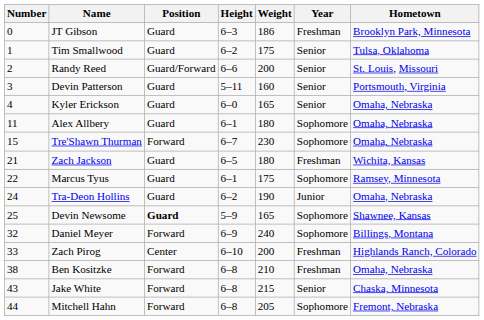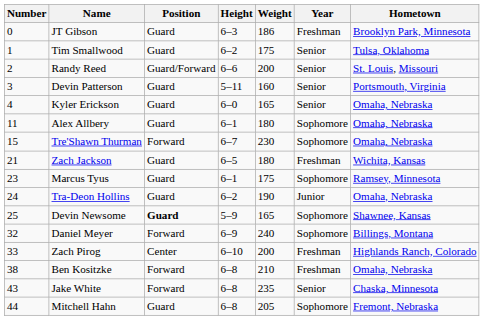(12, 178) 22 -> (12, 178) 23
(266, 288) 215 -> (266, 288) 235
(166, 306) Forward -> (161, 306) Guard
